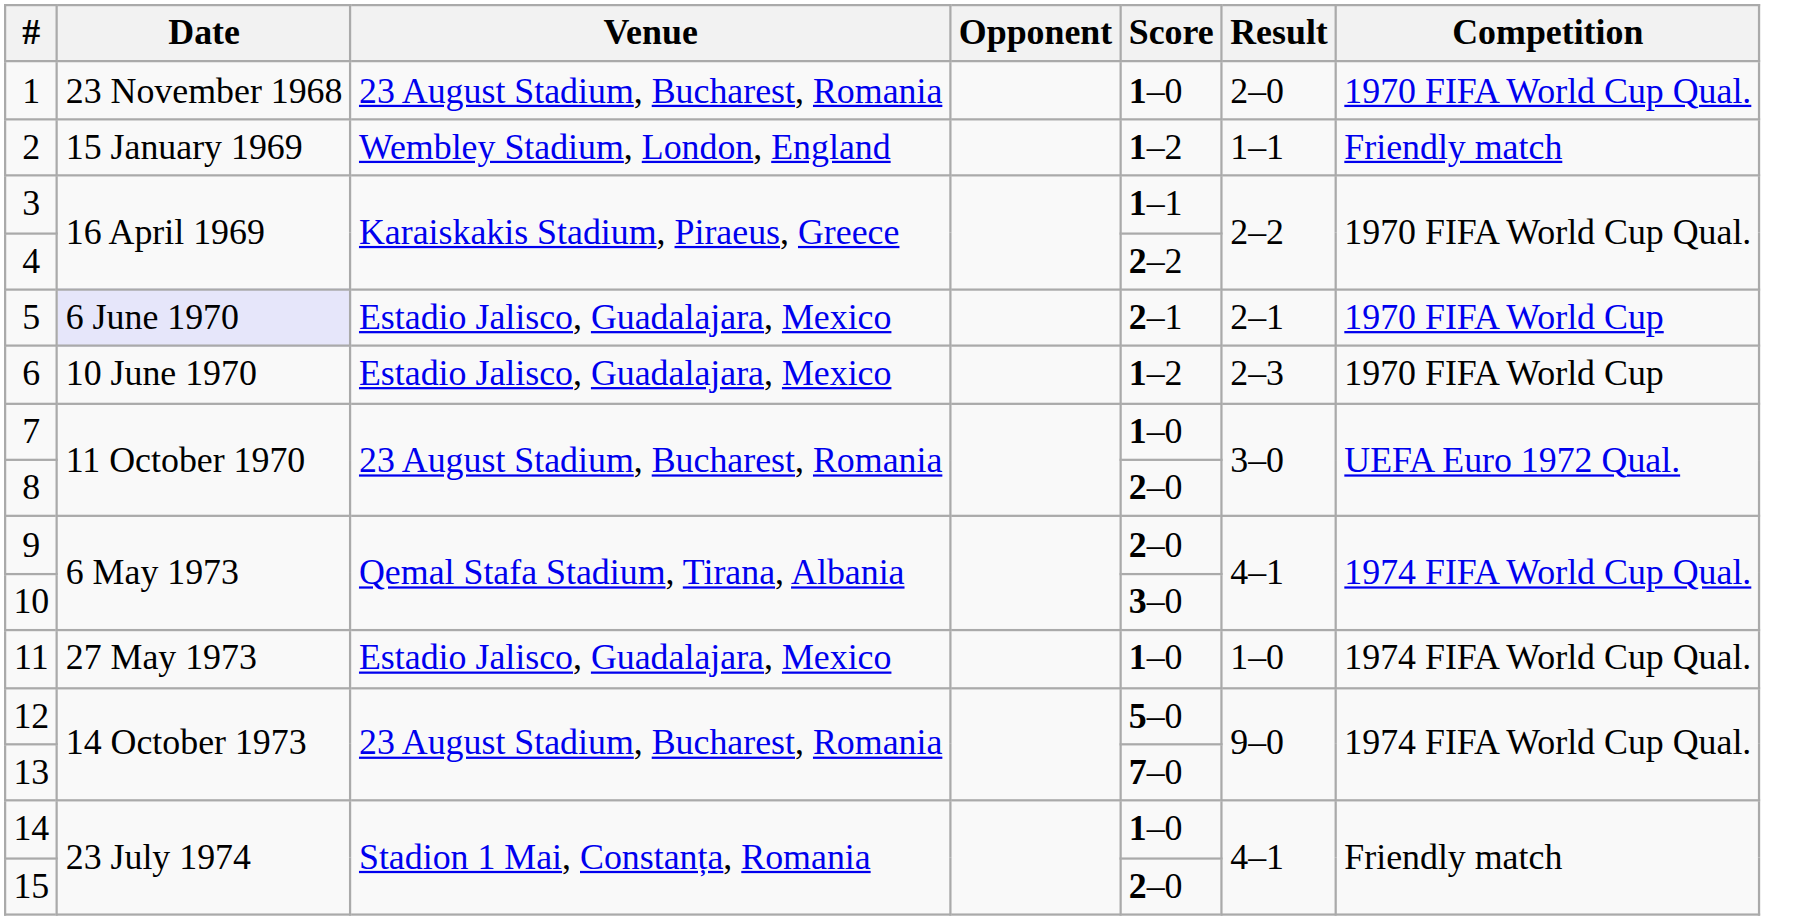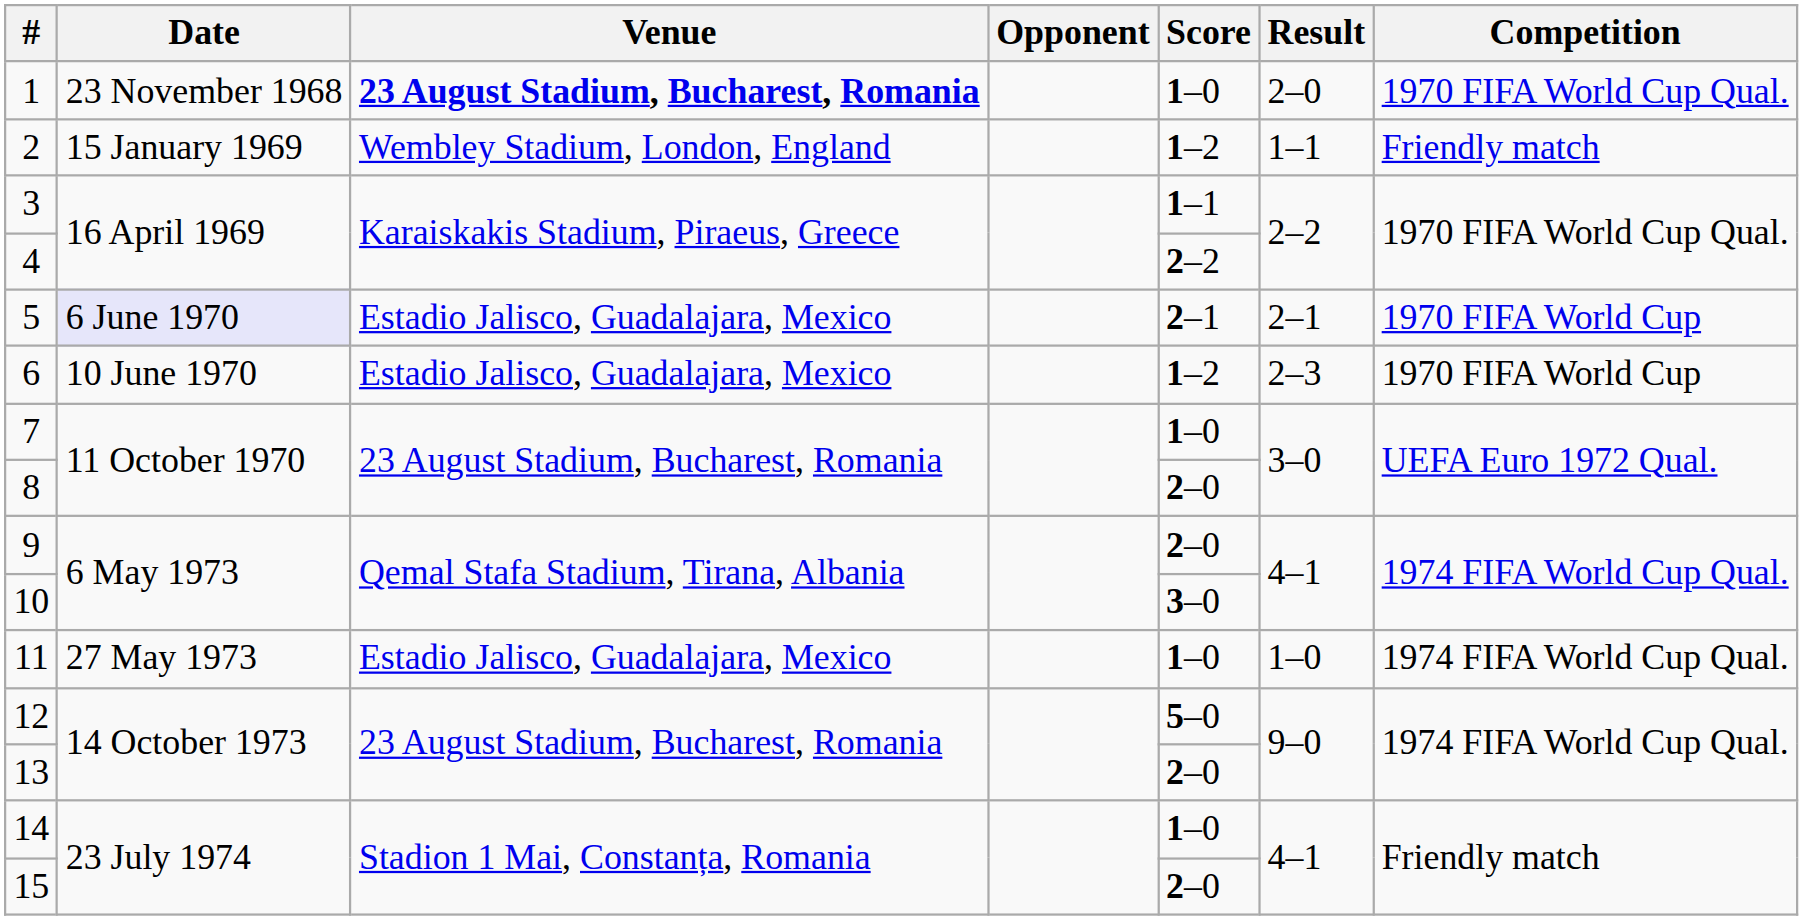(651, 89) normal -> (669, 89) bold
(1156, 771) 7–0 -> (1193, 771) 2–0
